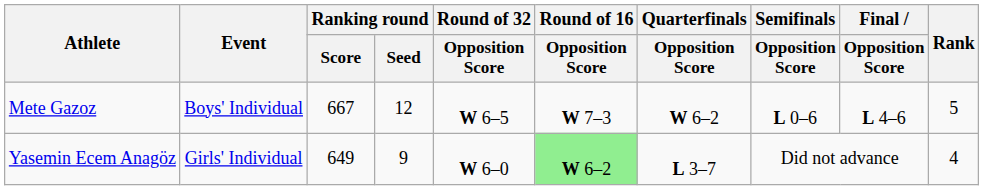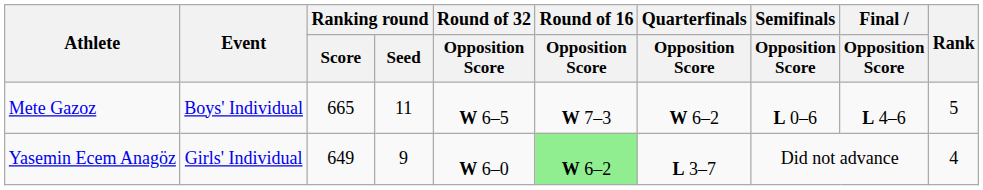(341, 108) 667 -> (341, 108) 665
(404, 108) 12 -> (404, 108) 11
